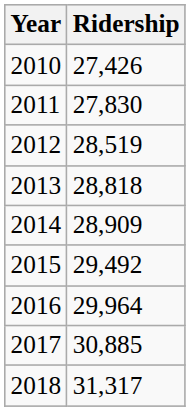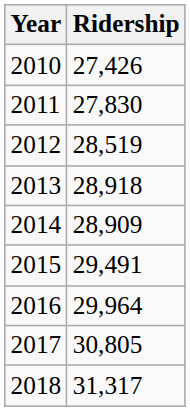(108, 184) 28,818 -> (108, 184) 28,918
(108, 265) 29,492 -> (108, 265) 29,491
(108, 345) 30,885 -> (108, 345) 30,805
